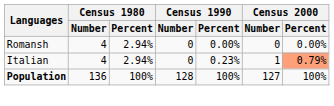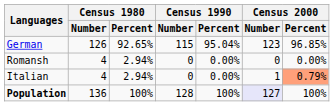+ row: (25, 45)
(225, 61) 0.23% -> (225, 77) 0.00%
(271, 77) no background -> (271, 93) lavender background
